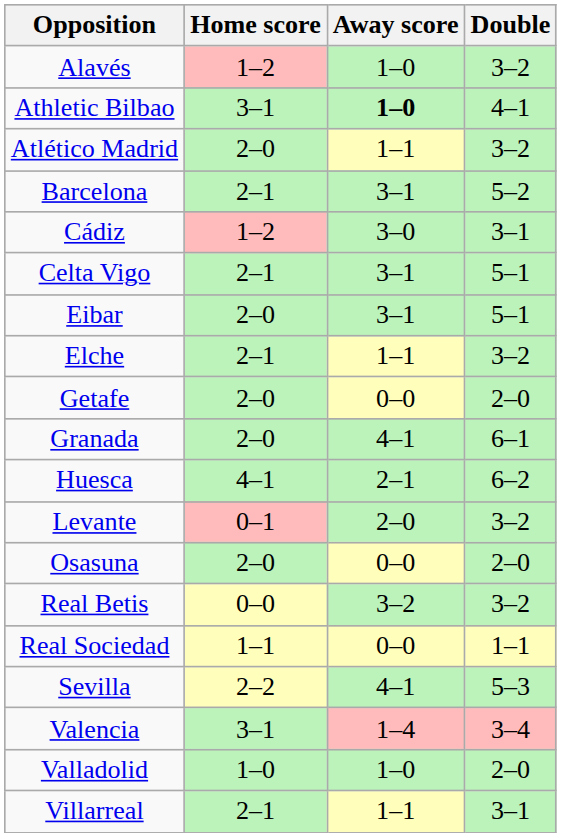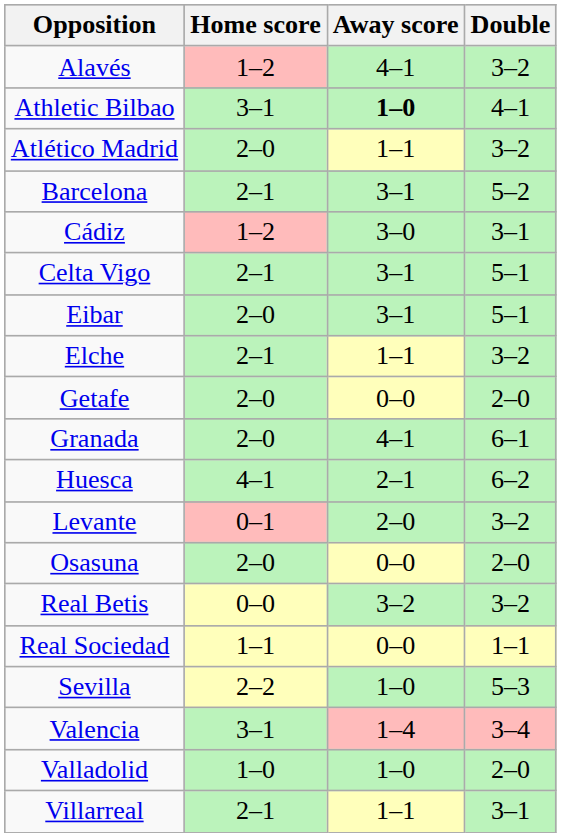(396, 66) 1–0 -> (396, 66) 4–1
(396, 686) 4–1 -> (396, 686) 1–0
